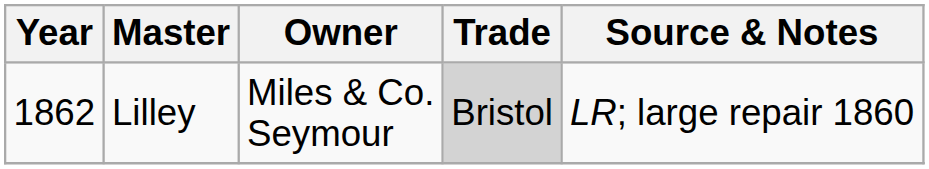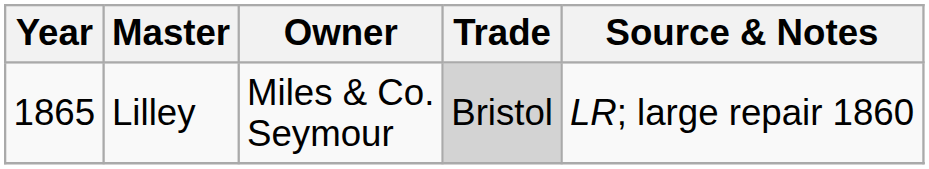(54, 112) 1862 -> (54, 112) 1865
